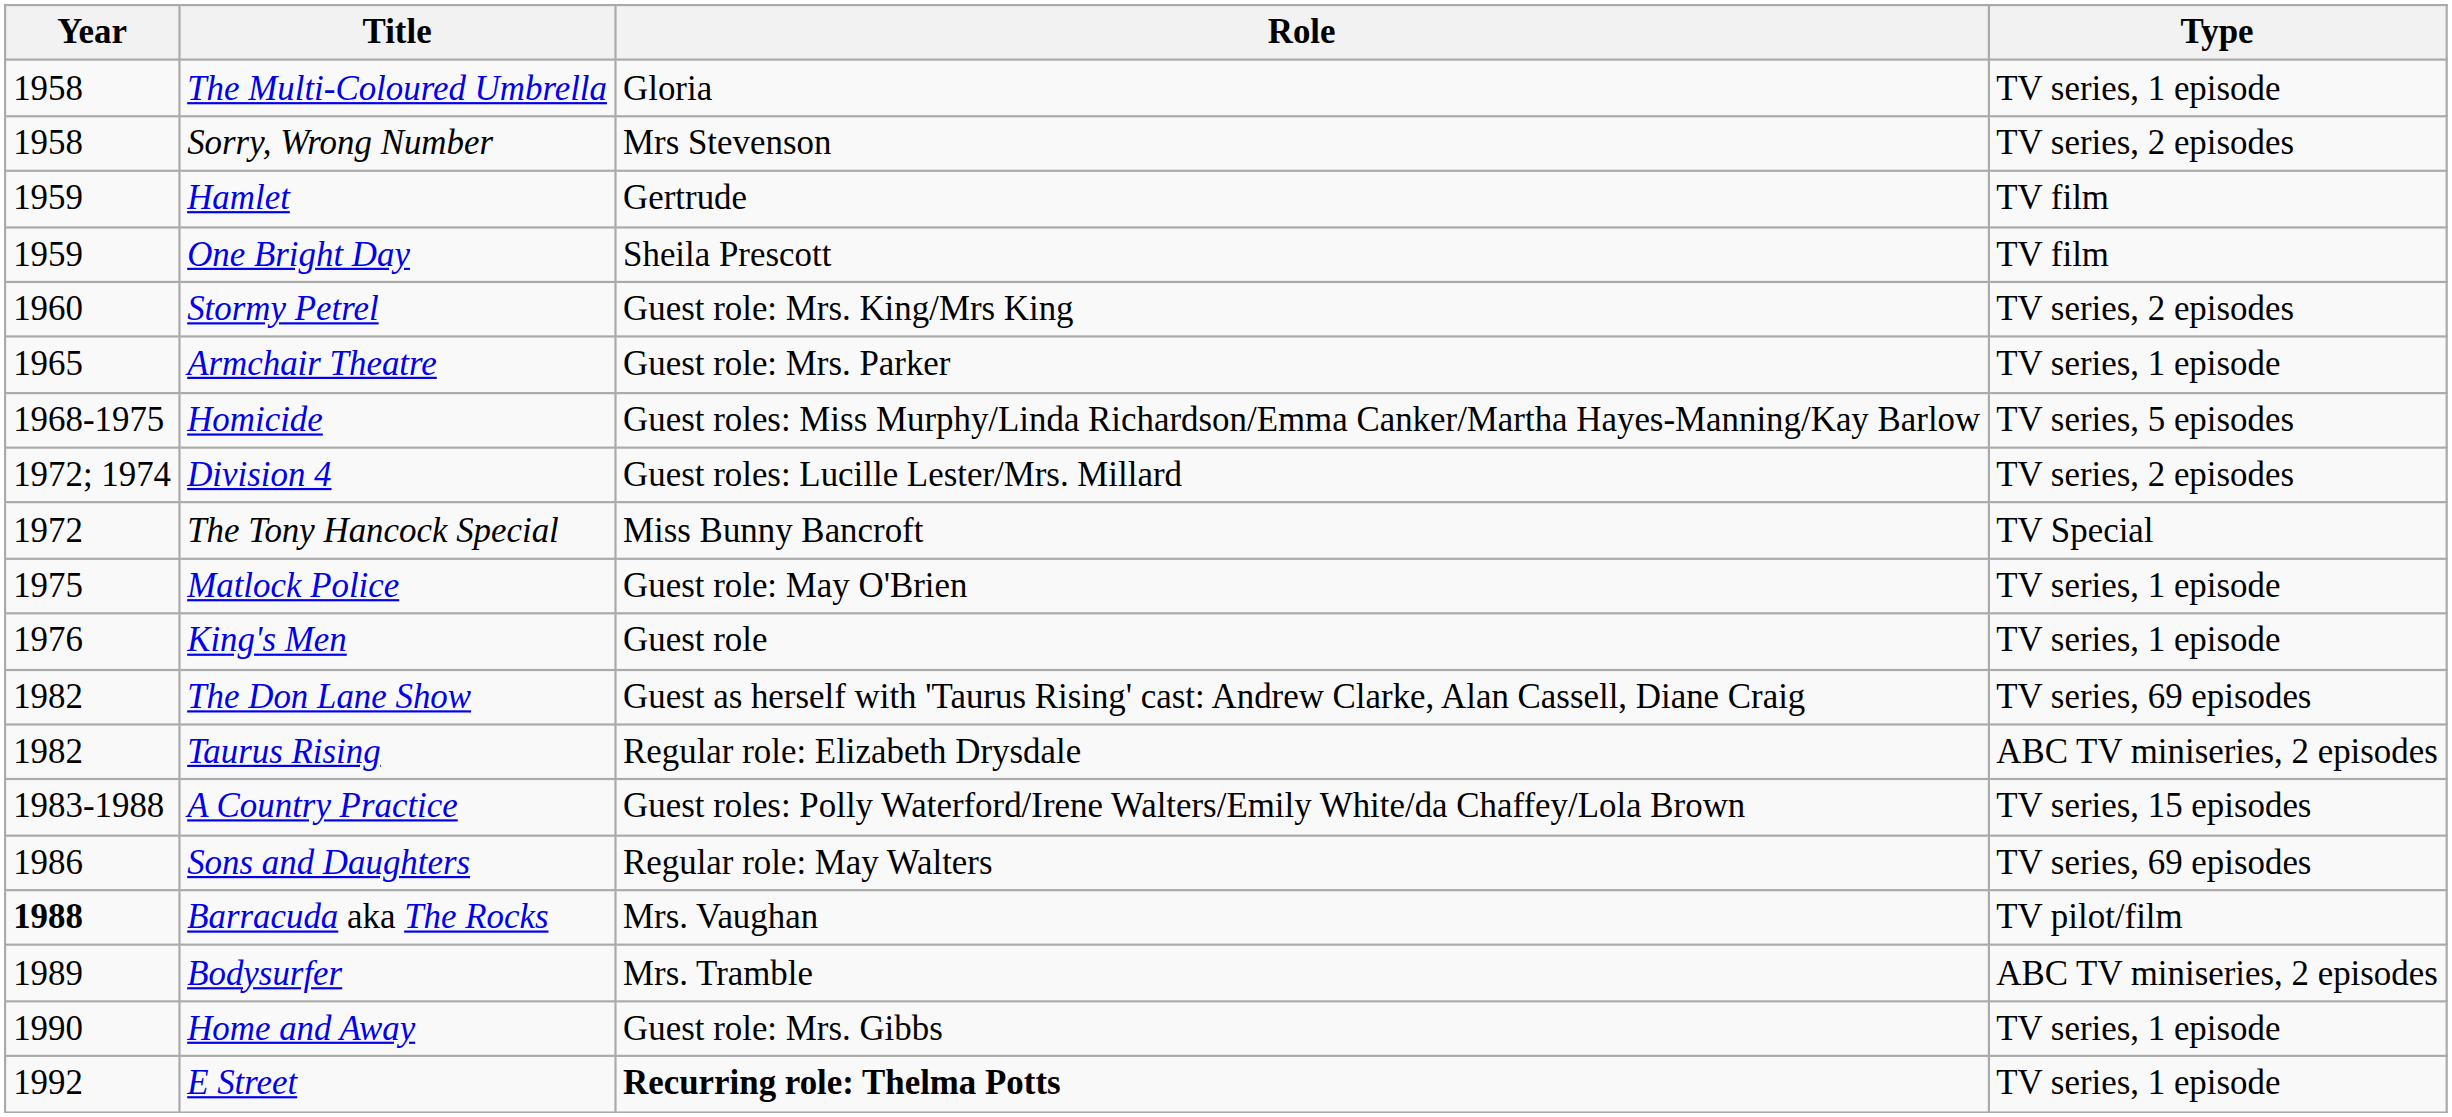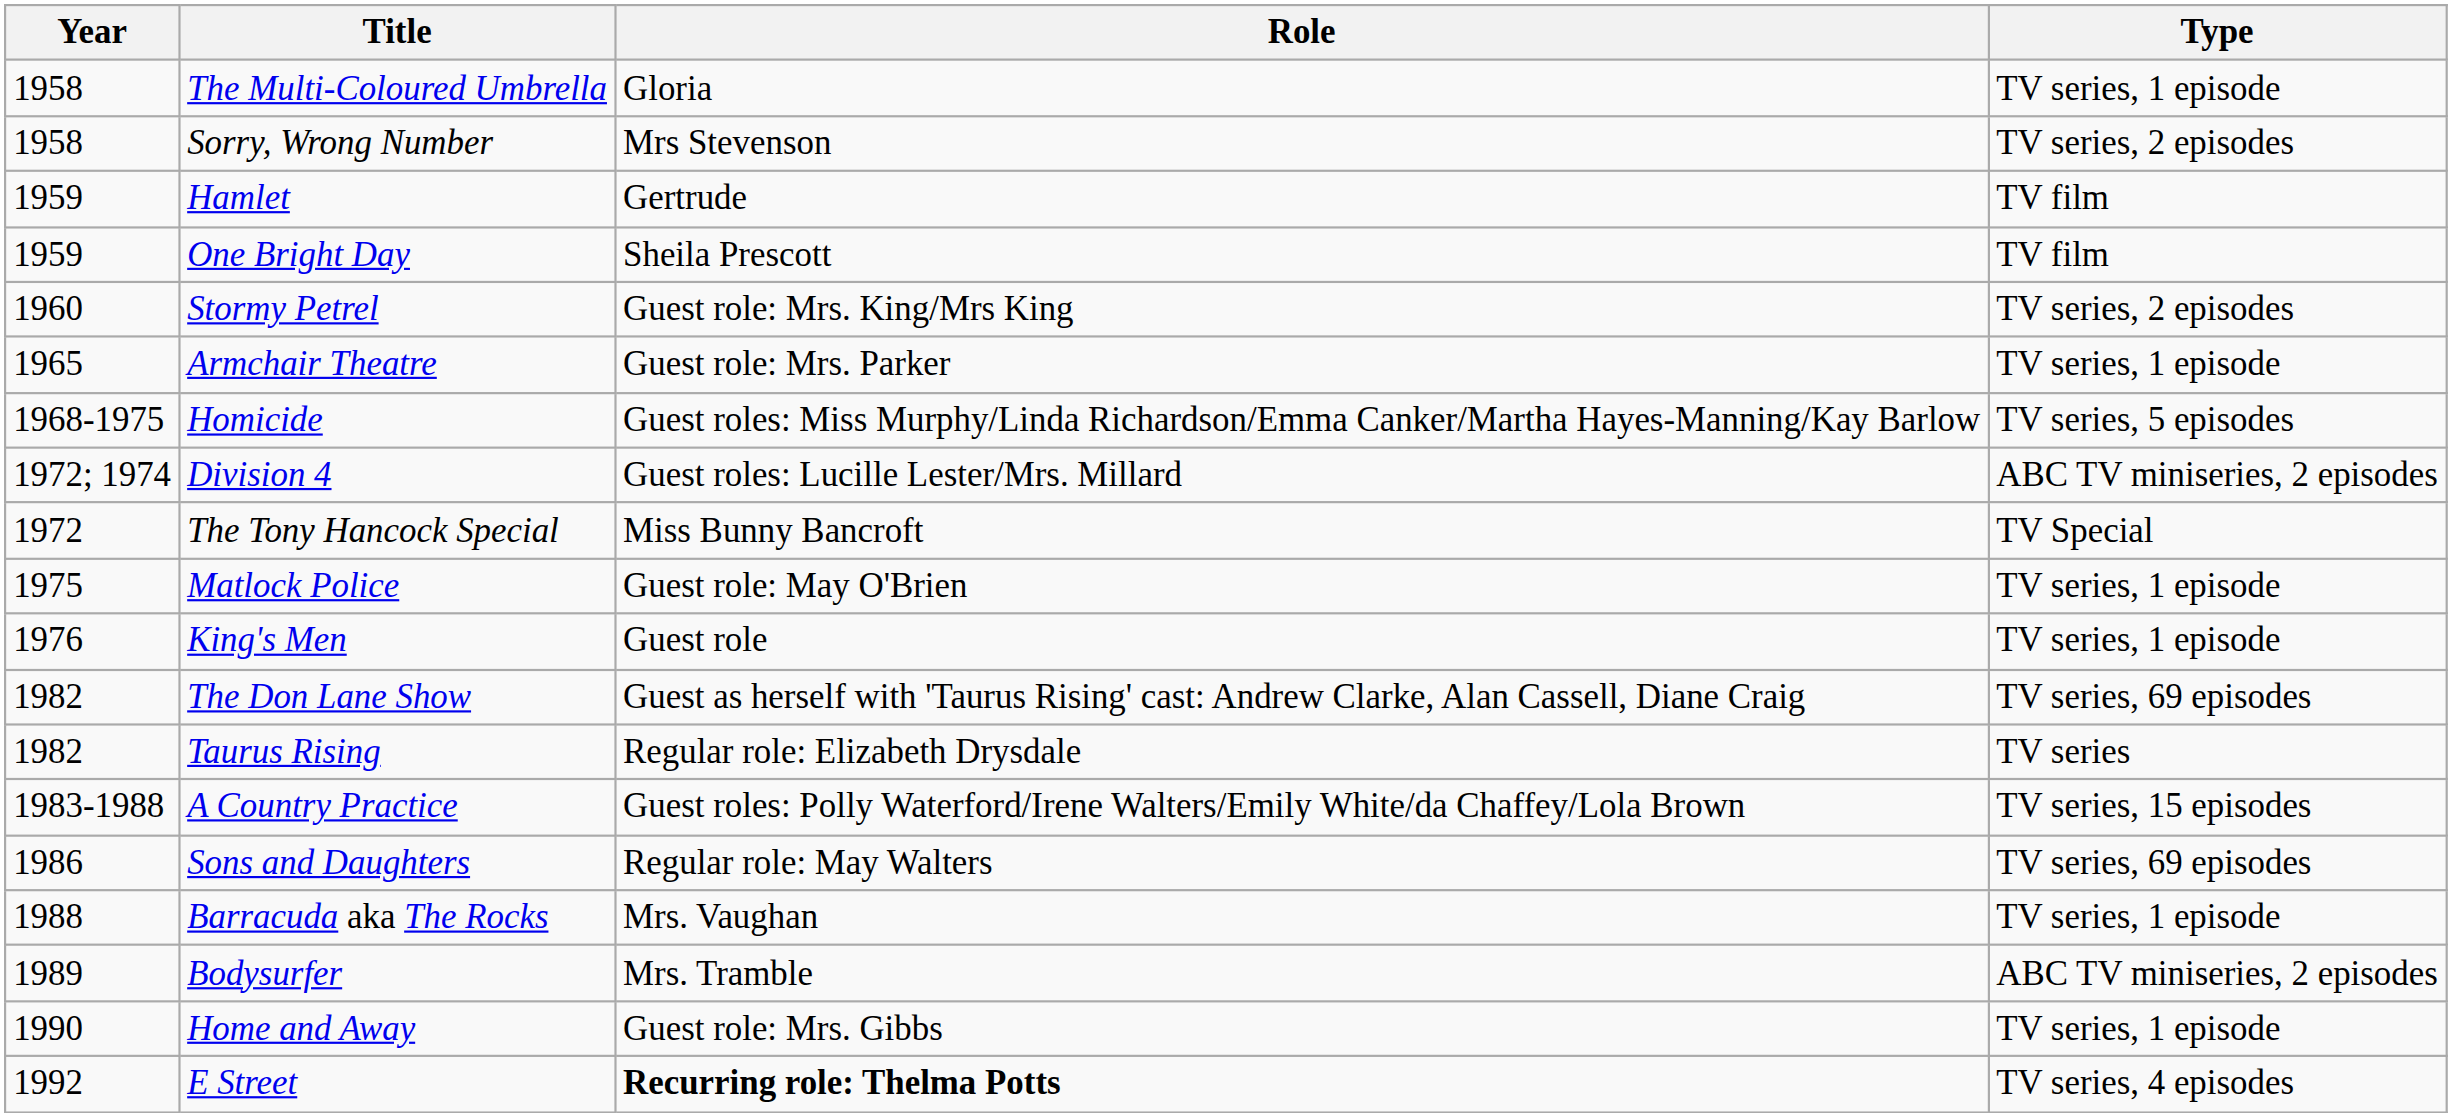(2145, 474) TV series, 2 episodes -> (2217, 474) ABC TV miniseries, 2 episodes
(2217, 751) ABC TV miniseries, 2 episodes -> (2063, 751) TV series
(48, 917) bold -> (48, 917) normal
(2089, 917) TV pilot/film -> (2138, 917) TV series, 1 episode
(2138, 1083) TV series, 1 episode -> (2145, 1083) TV series, 4 episodes
